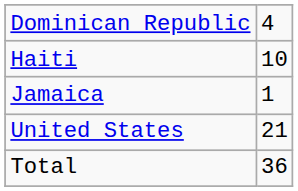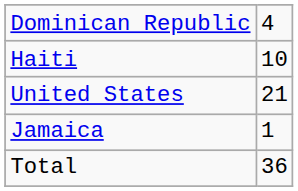rows swapped: (57, 95) <-> (97, 132)
